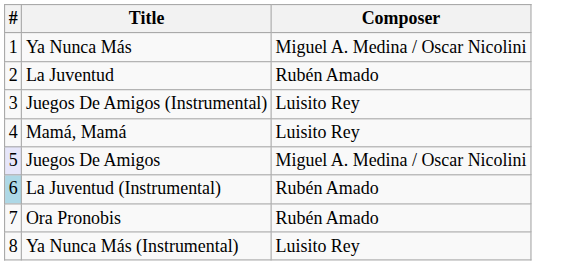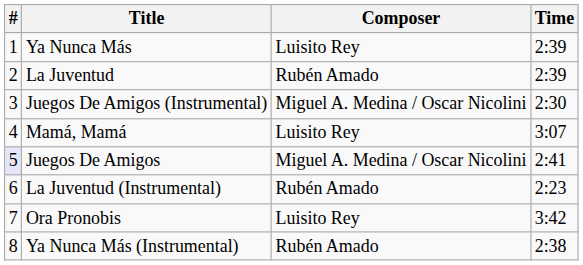+ column: (554, 18)
(401, 47) Miguel A. Medina / Oscar Nicolini -> (318, 47) Luisito Rey
(318, 103) Luisito Rey -> (401, 103) Miguel A. Medina / Oscar Nicolini
(13, 189) lightblue background -> (13, 189) no background
(327, 217) Rubén Amado -> (318, 217) Luisito Rey
(318, 246) Luisito Rey -> (327, 246) Rubén Amado
